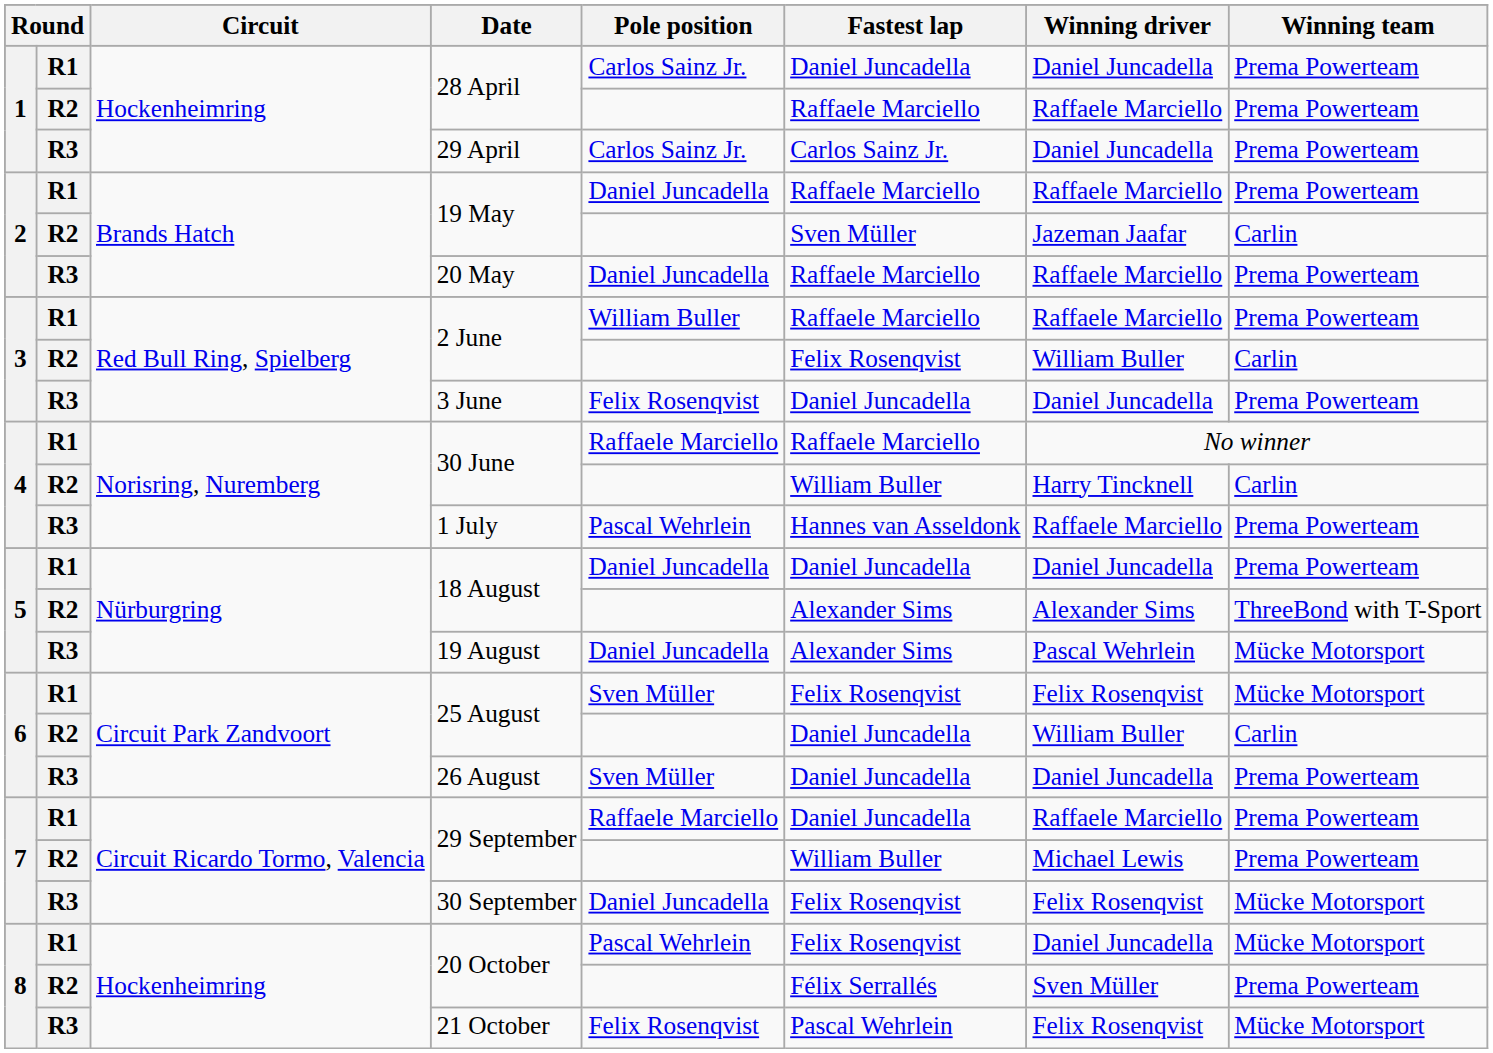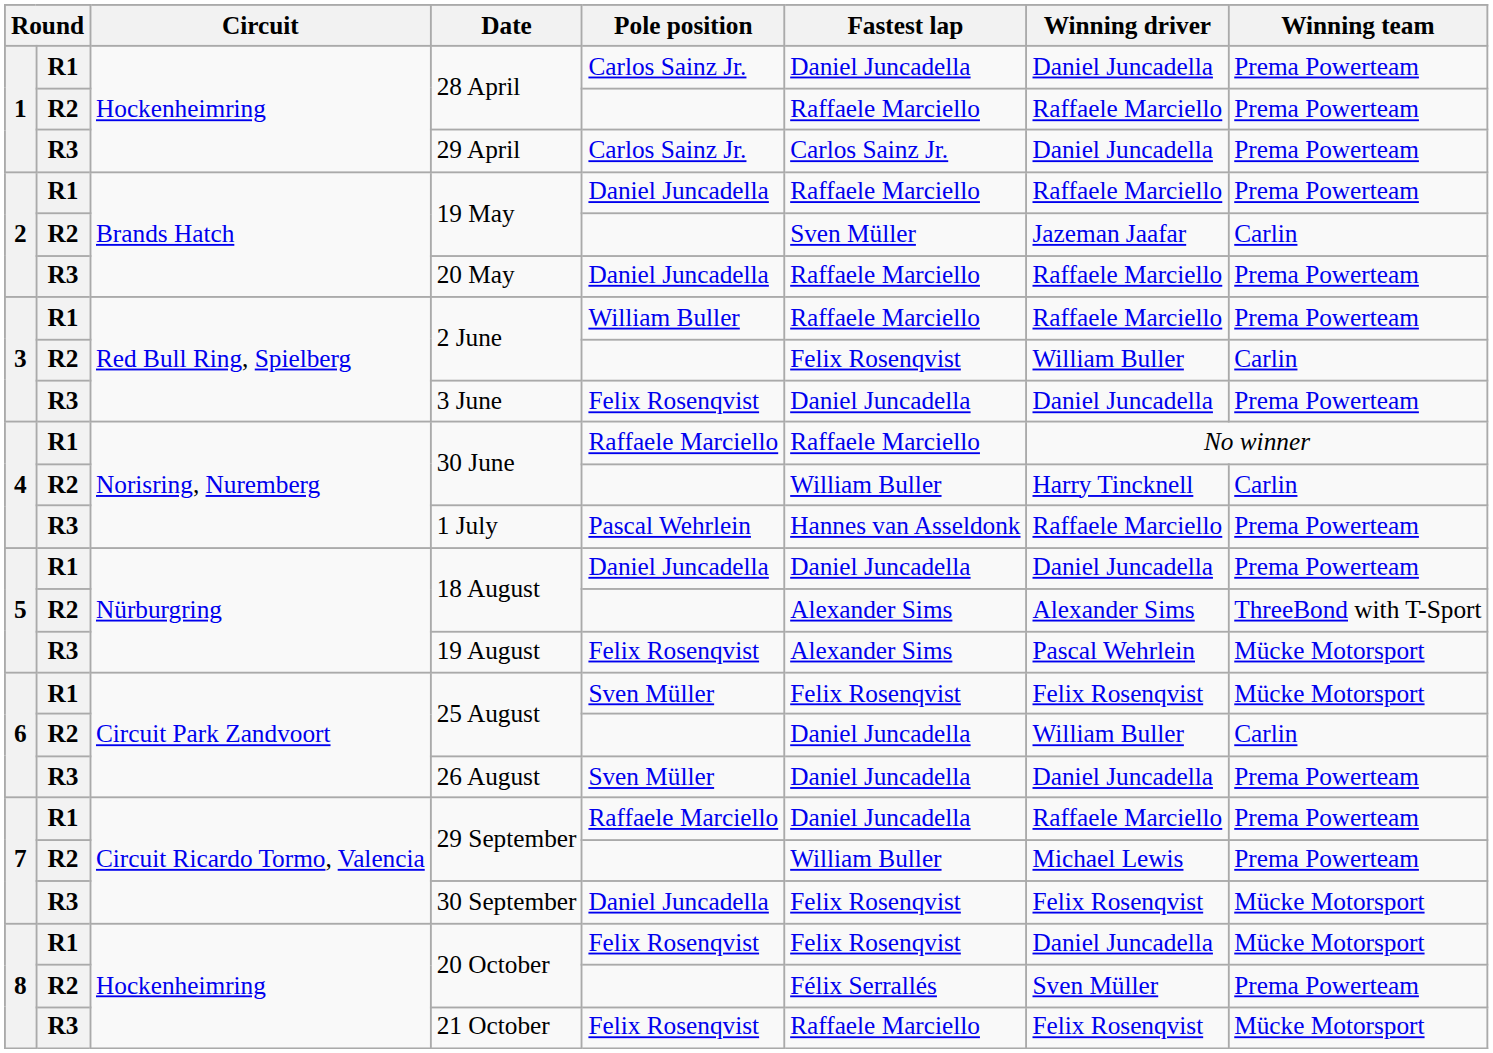(679, 650) Daniel Juncadella -> (674, 650) Felix Rosenqvist
(670, 943) Pascal Wehrlein -> (674, 943) Felix Rosenqvist
(871, 1026) Pascal Wehrlein -> (885, 1026) Raffaele Marciello
